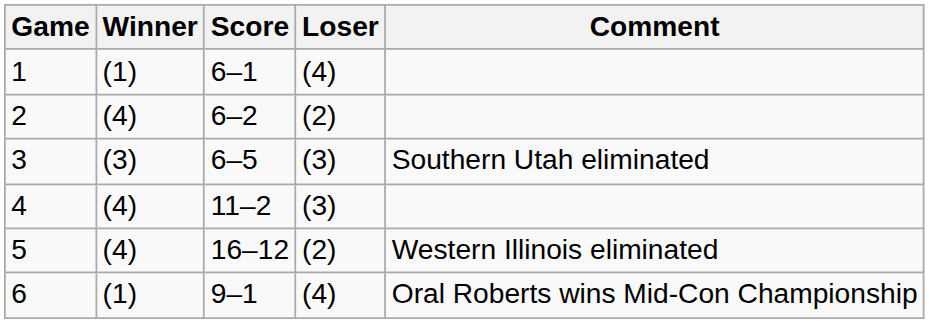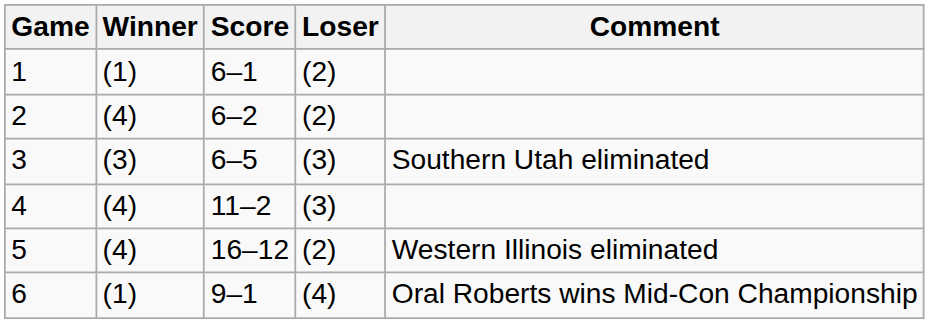(319, 71) (4) -> (319, 71) (2)
